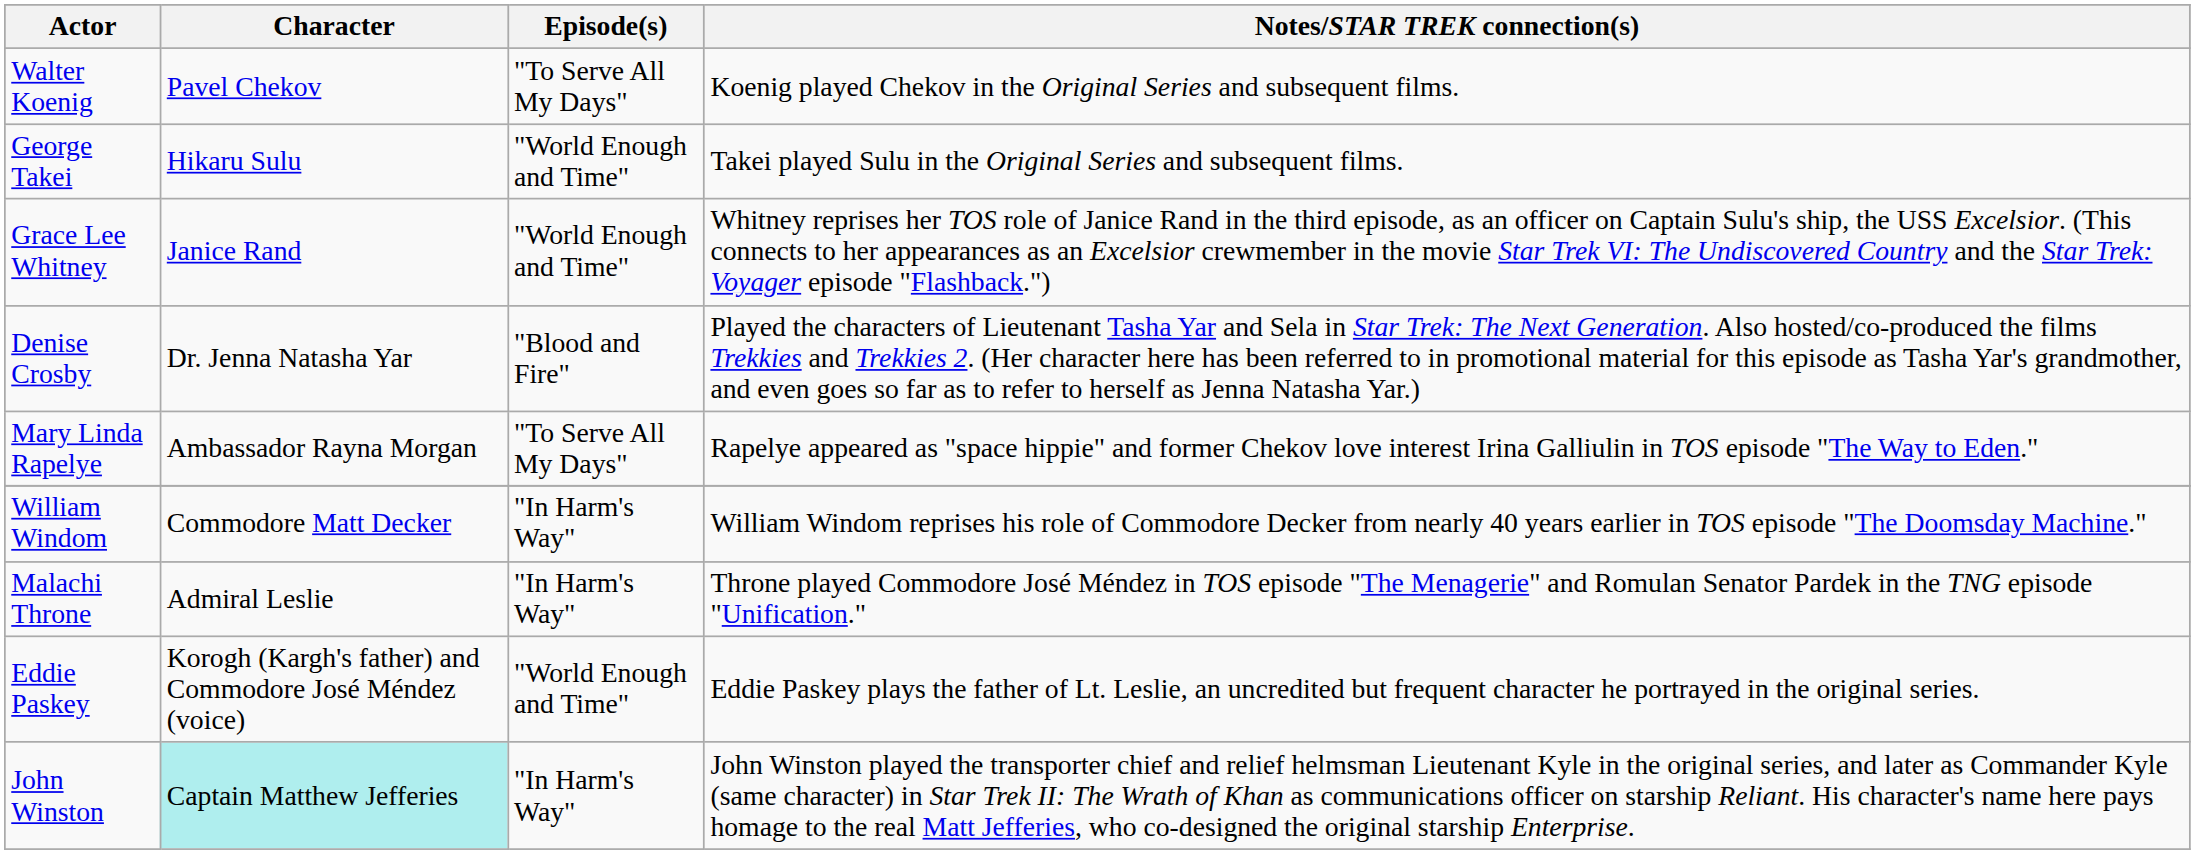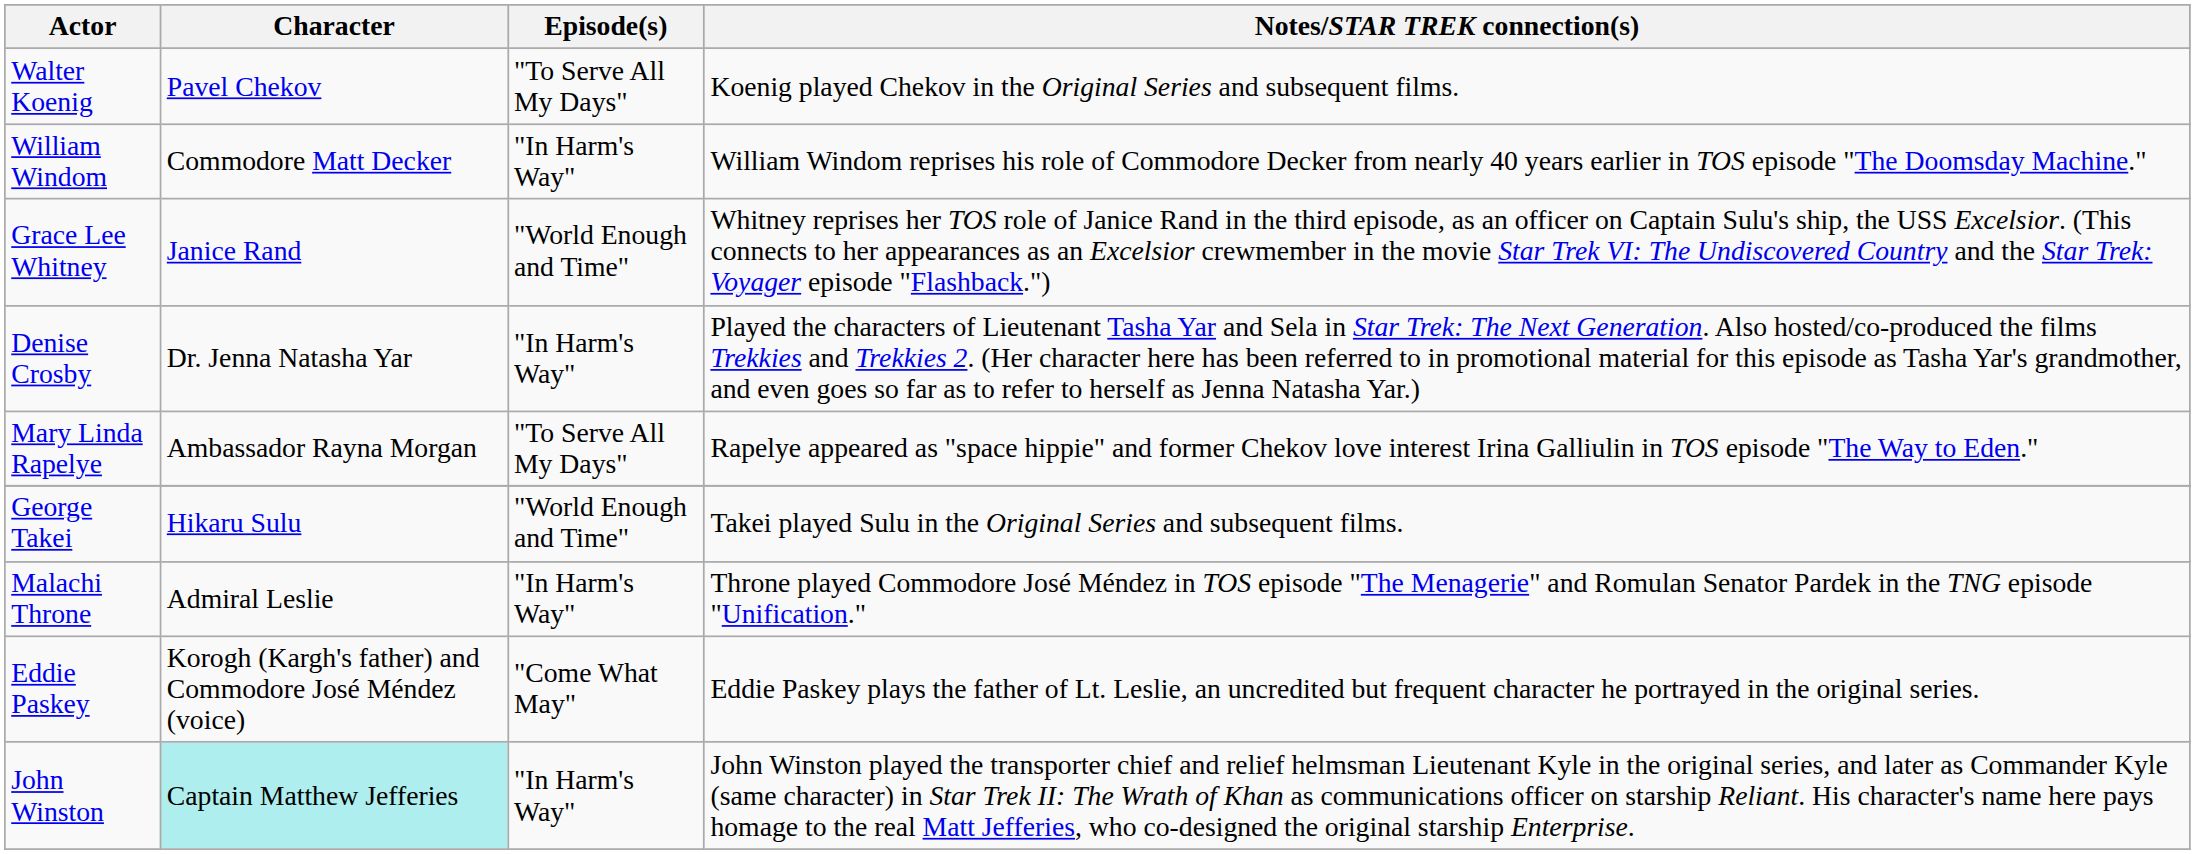rows swapped: (52, 160) <-> (59, 523)
(577, 357) "Blood and Fire" -> (574, 357) "In Harm's Way"
(600, 689) "World Enough and Time" -> (586, 689) "Come What May"
